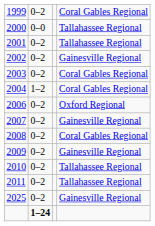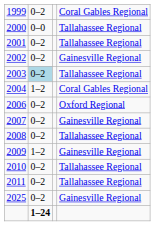(38, 74) no background -> (38, 74) lightblue background
(104, 74) Coral Gables Regional -> (100, 74) Tallahassee Regional
(104, 136) Coral Gables Regional -> (100, 136) Tallahassee Regional
(38, 151) 0–2 -> (38, 151) 1–2
